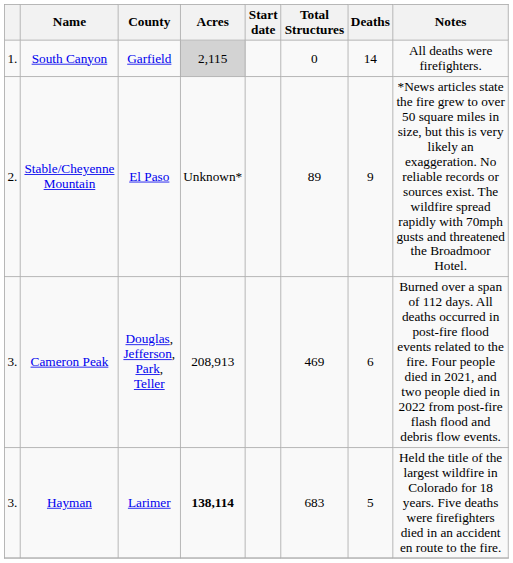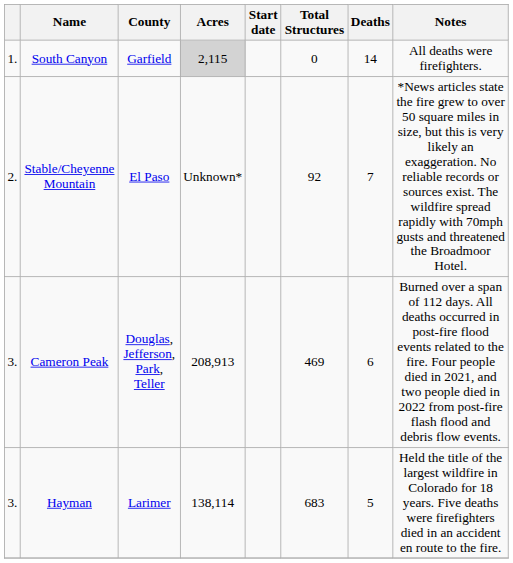(314, 176) 89 -> (314, 176) 92
(370, 176) 9 -> (370, 176) 7
(213, 502) bold -> (213, 502) normal
